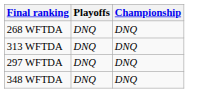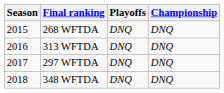+ column: (22, 12)
